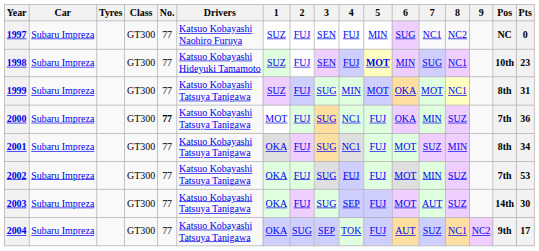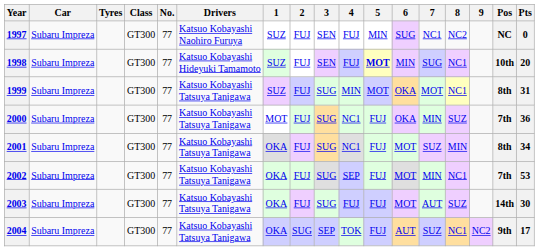(525, 63) 23 -> (525, 63) 20
(167, 119) bold -> (167, 119) normal
(351, 175) FUJ -> (351, 175) SEP
(457, 175) SUZ -> (457, 175) NC1
(351, 204) SEP -> (351, 204) FUJ
